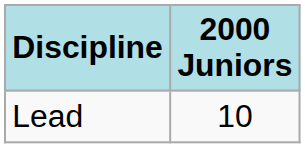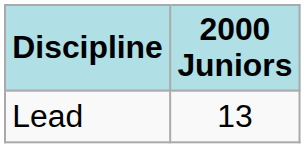(235, 116) 10 -> (235, 116) 13
